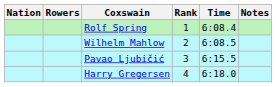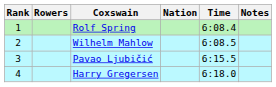columns swapped: (186, 12) <-> (24, 12)
